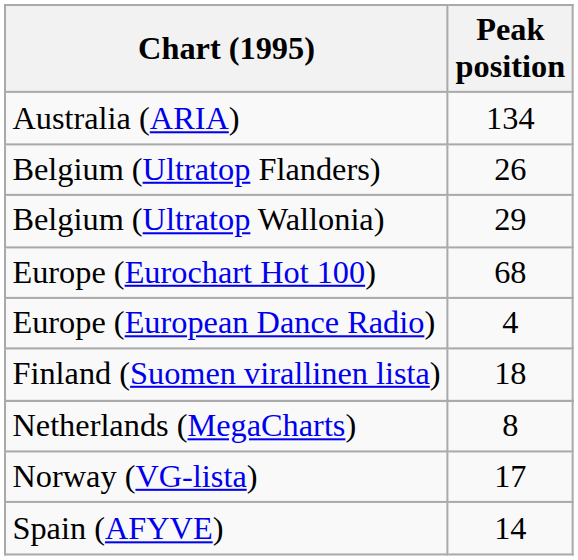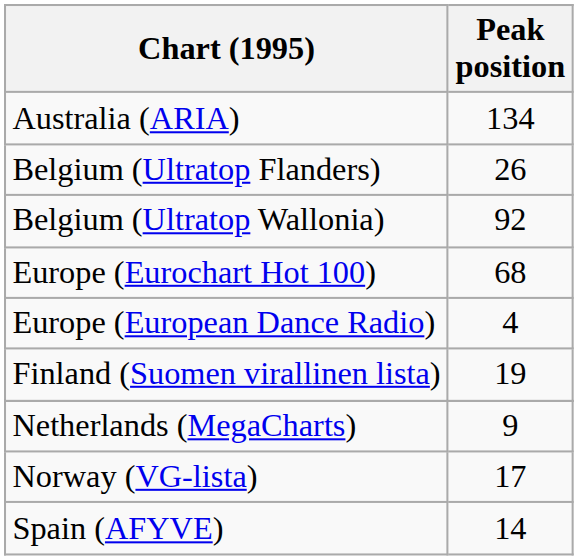(510, 220) 29 -> (510, 220) 92
(510, 374) 18 -> (510, 374) 19
(510, 425) 8 -> (510, 425) 9
